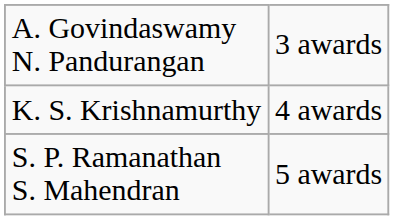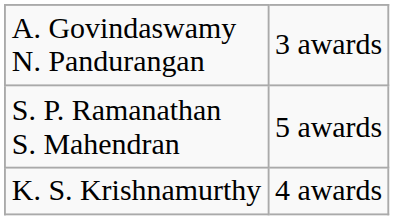rows swapped: (136, 109) <-> (117, 173)
